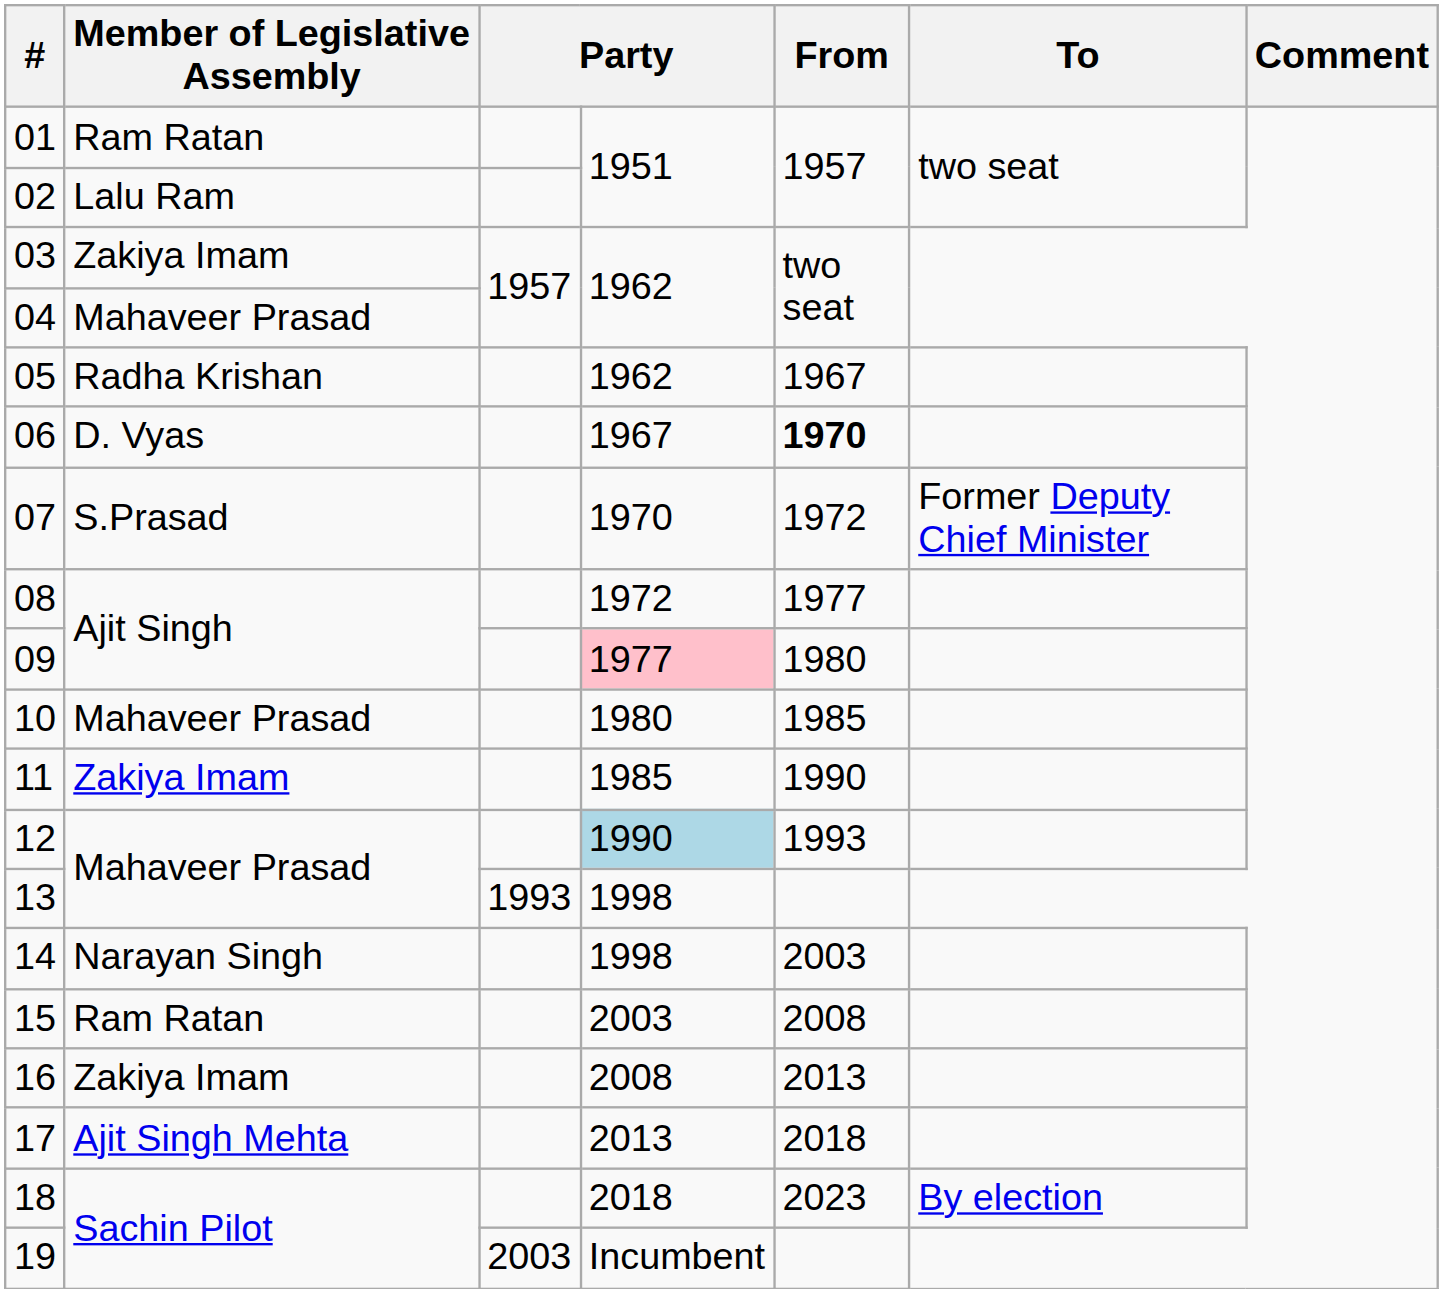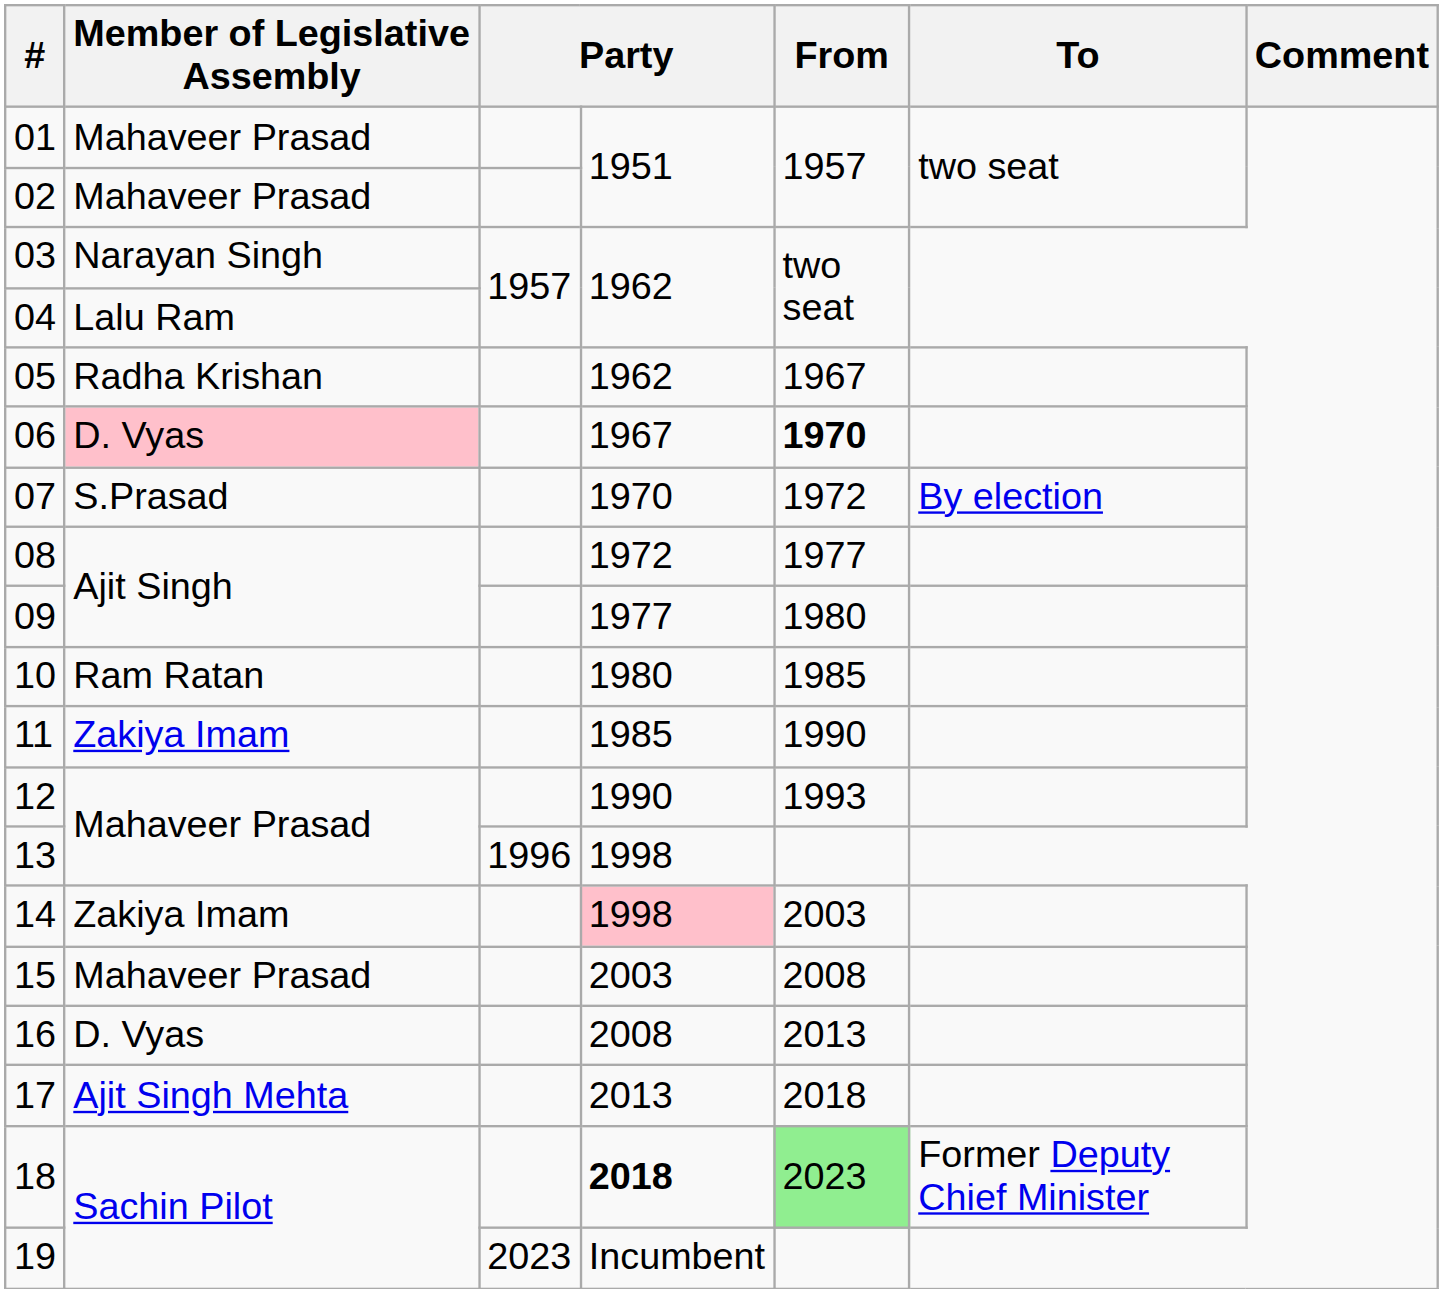(169, 136) Ram Ratan -> (222, 136) Mahaveer Prasad
(154, 196) Lalu Ram -> (222, 196) Mahaveer Prasad
(181, 256) Zakiya Imam -> (198, 256) Narayan Singh
(222, 316) Mahaveer Prasad -> (154, 316) Lalu Ram
(139, 436) no background -> (139, 436) pink background
(1044, 517) Former Deputy Chief Minister -> (1011, 496) By election
(631, 658) pink background -> (631, 615) no background
(222, 718) Mahaveer Prasad -> (169, 675) Ram Ratan
(631, 838) lightblue background -> (631, 795) no background
(529, 897) 1993 -> (529, 855) 1996
(198, 957) Narayan Singh -> (181, 915) Zakiya Imam
(631, 957) no background -> (631, 915) pink background
(169, 1017) Ram Ratan -> (222, 975) Mahaveer Prasad
(181, 1077) Zakiya Imam -> (139, 1035) D. Vyas
(631, 1197) normal -> (631, 1176) bold
(825, 1197) no background -> (825, 1176) lightgreen background
(1011, 1197) By election -> (1044, 1176) Former Deputy Chief Minister
(529, 1257) 2003 -> (529, 1257) 2023
